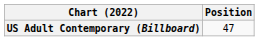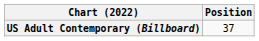(229, 28) 47 -> (229, 28) 37
